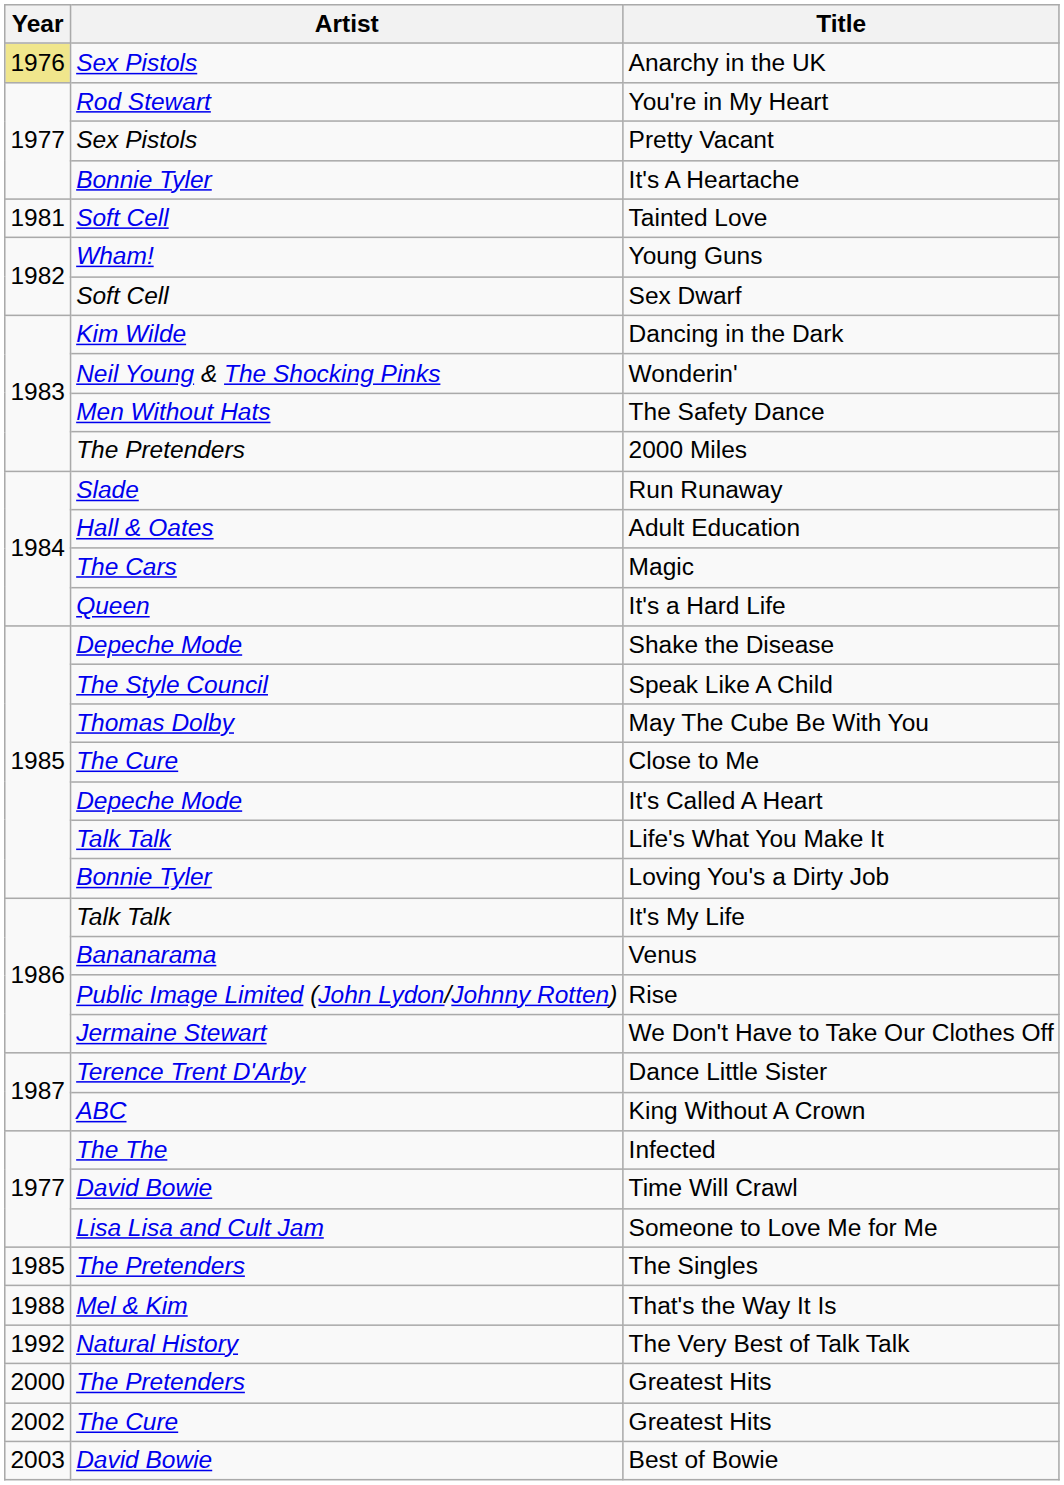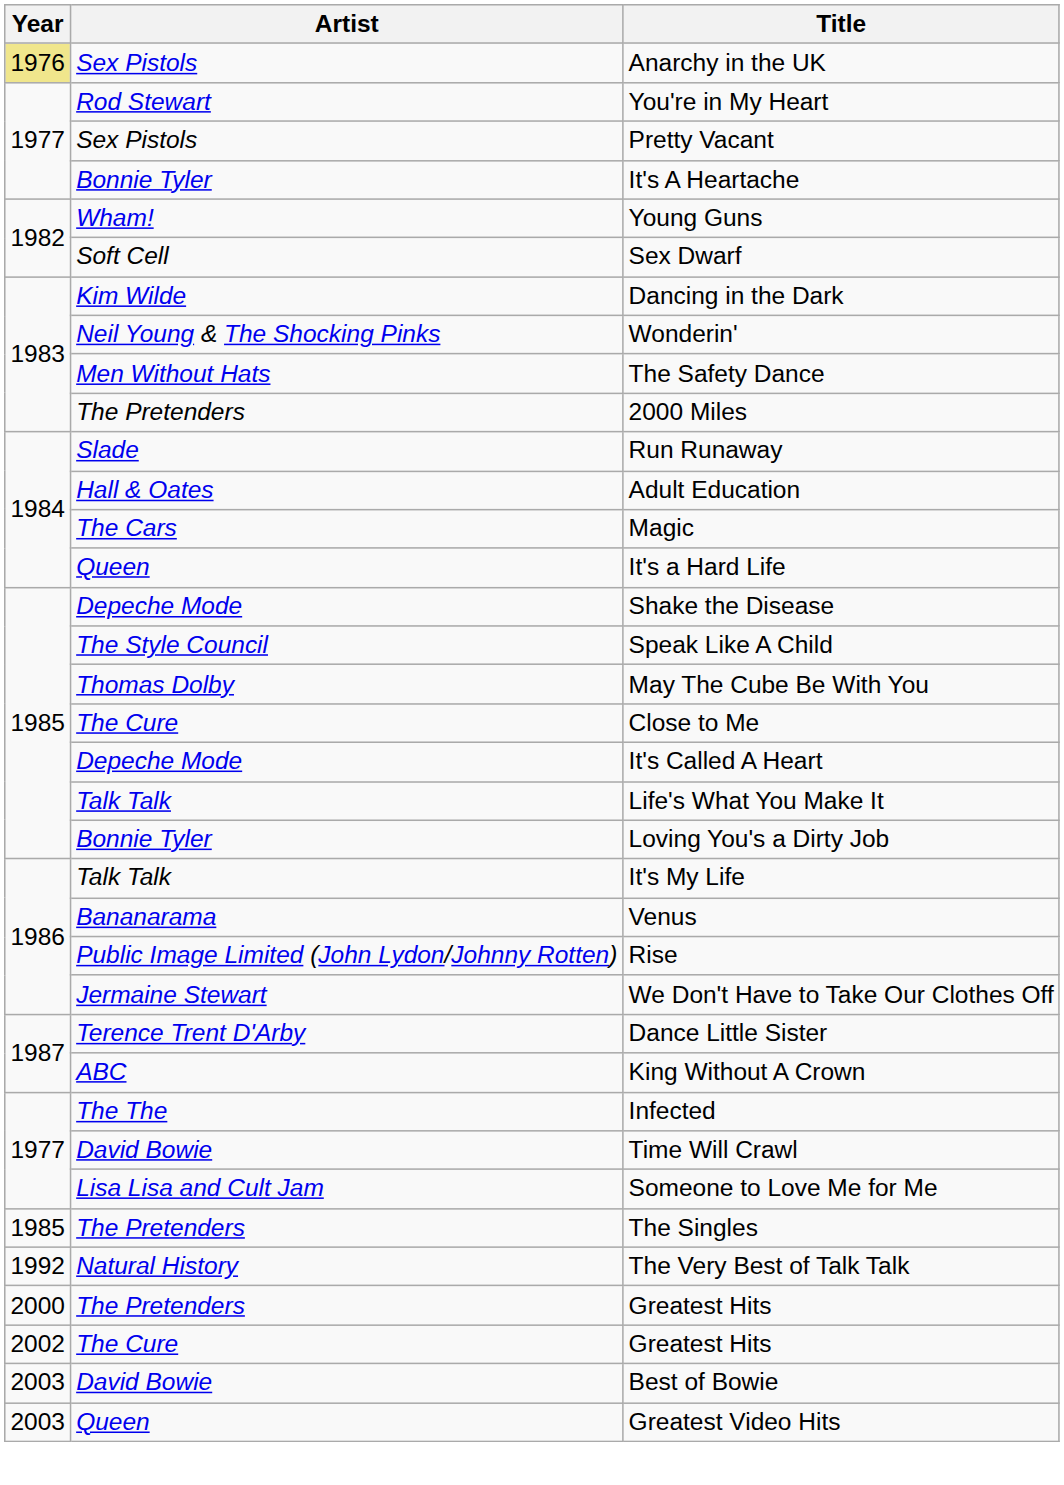- row: (122, 218)
- row: (132, 1305)
+ row: (113, 1421)
